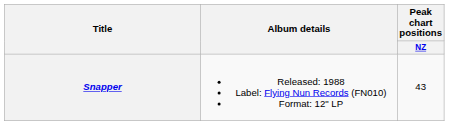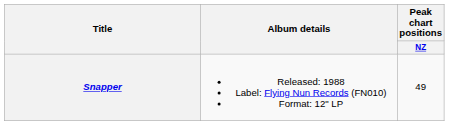(421, 87) 43 -> (421, 87) 49
